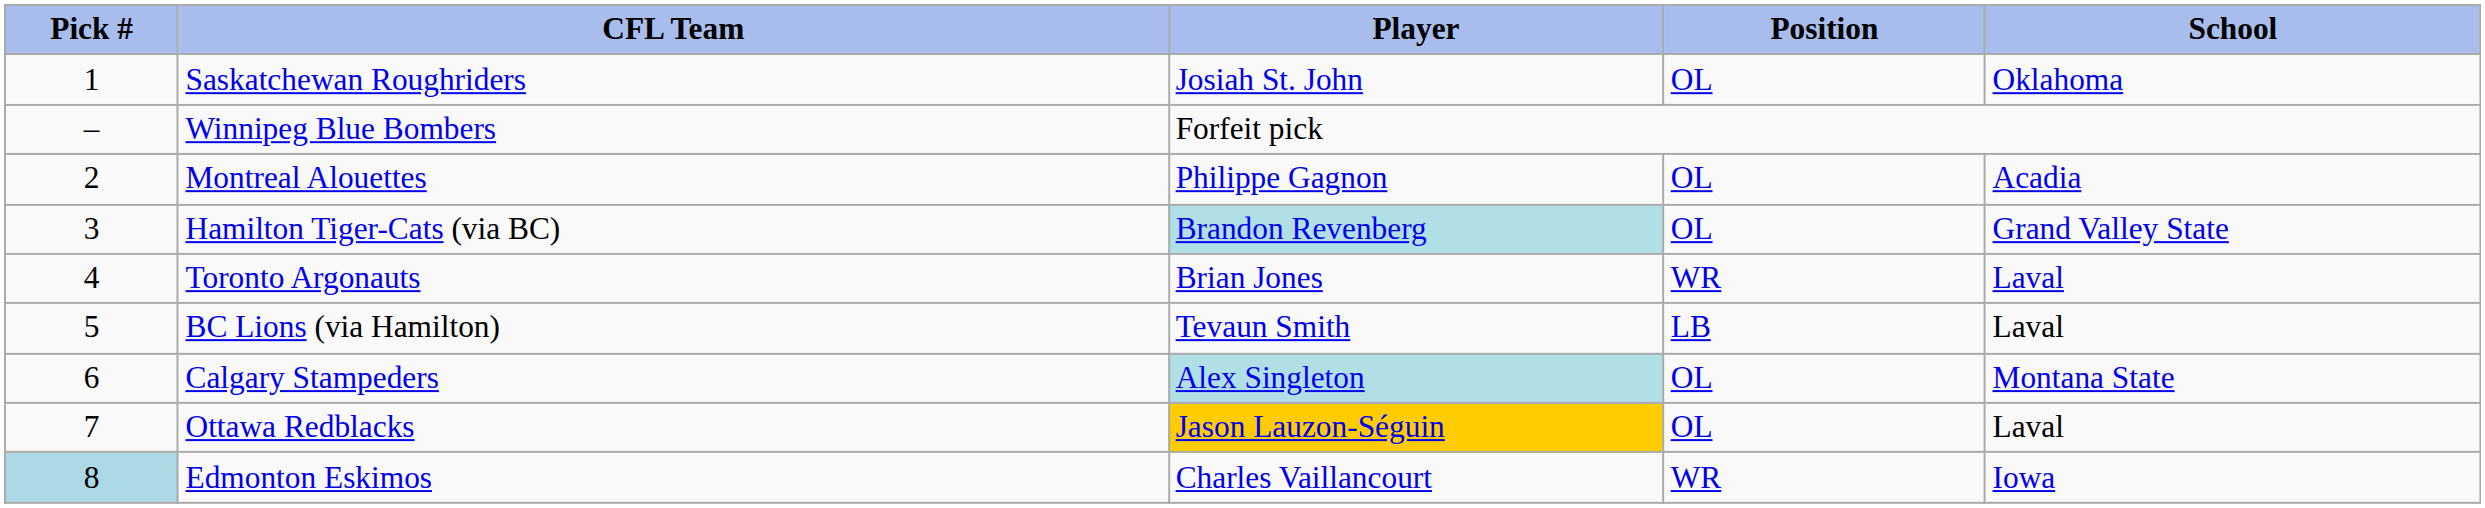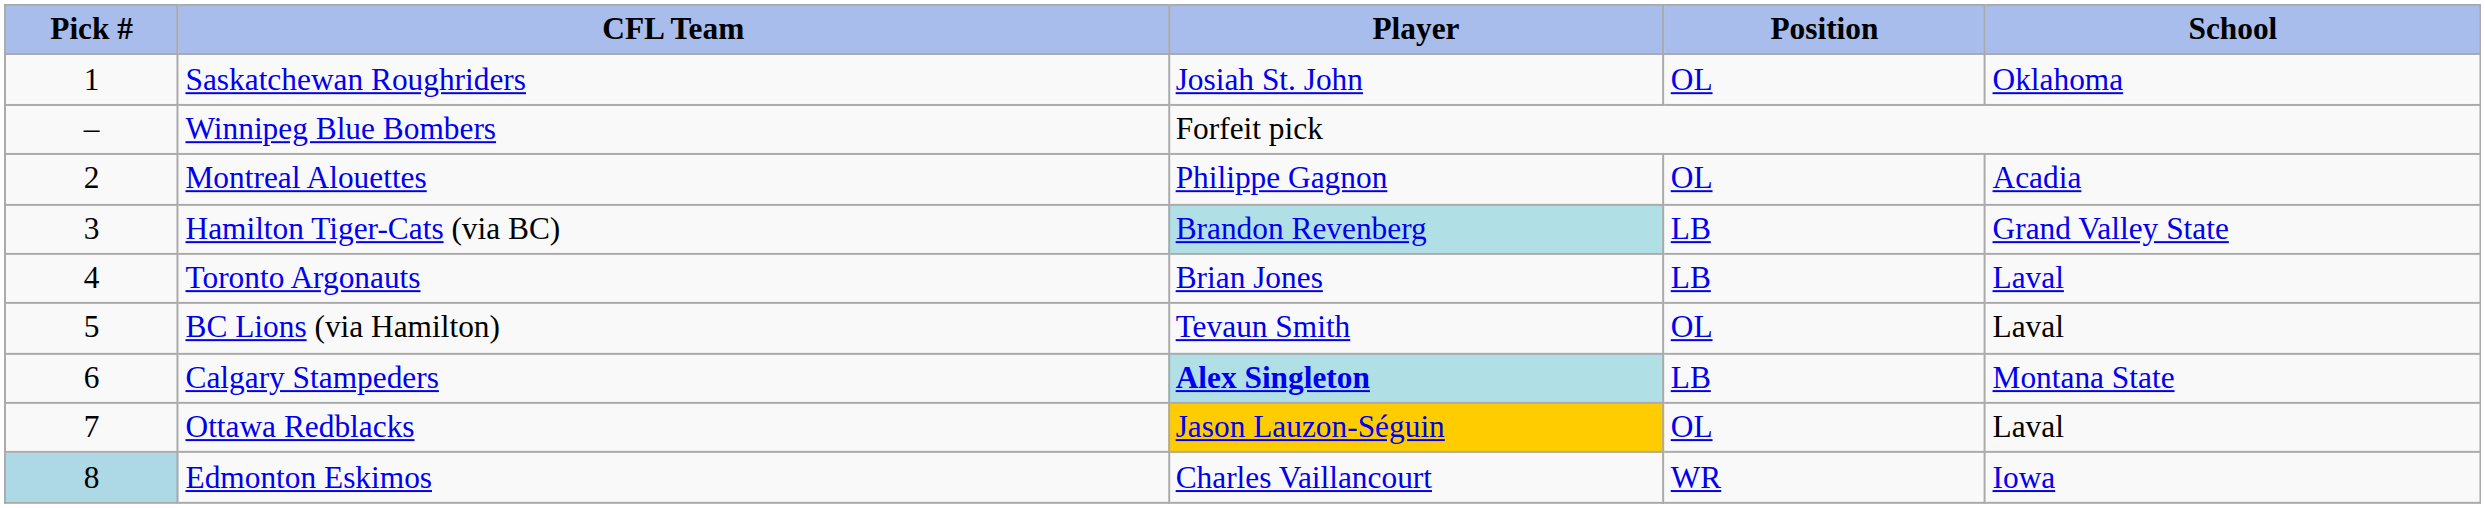(1692, 228) OL -> (1691, 228) LB
(1696, 278) WR -> (1691, 278) LB
(1691, 327) LB -> (1692, 327) OL
(1270, 377) normal -> (1273, 377) bold
(1692, 377) OL -> (1691, 377) LB
